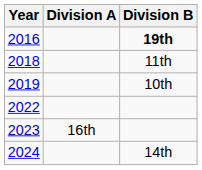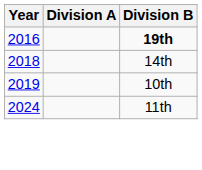(158, 61) 11th -> (158, 61) 14th
- row: (24, 107)
- row: (24, 130)
(158, 152) 14th -> (158, 107) 11th
